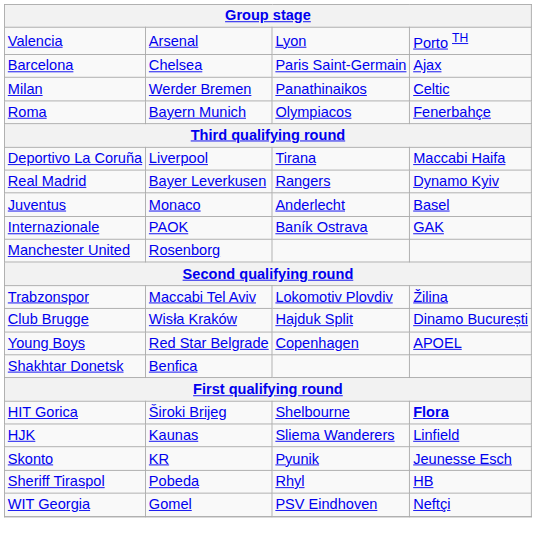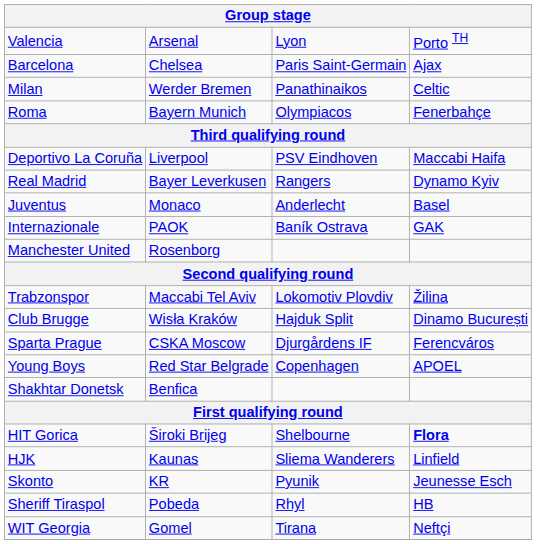(296, 158) Tirana -> (326, 158) PSV Eindhoven
+ row: (55, 343)
(326, 504) PSV Eindhoven -> (296, 527) Tirana
